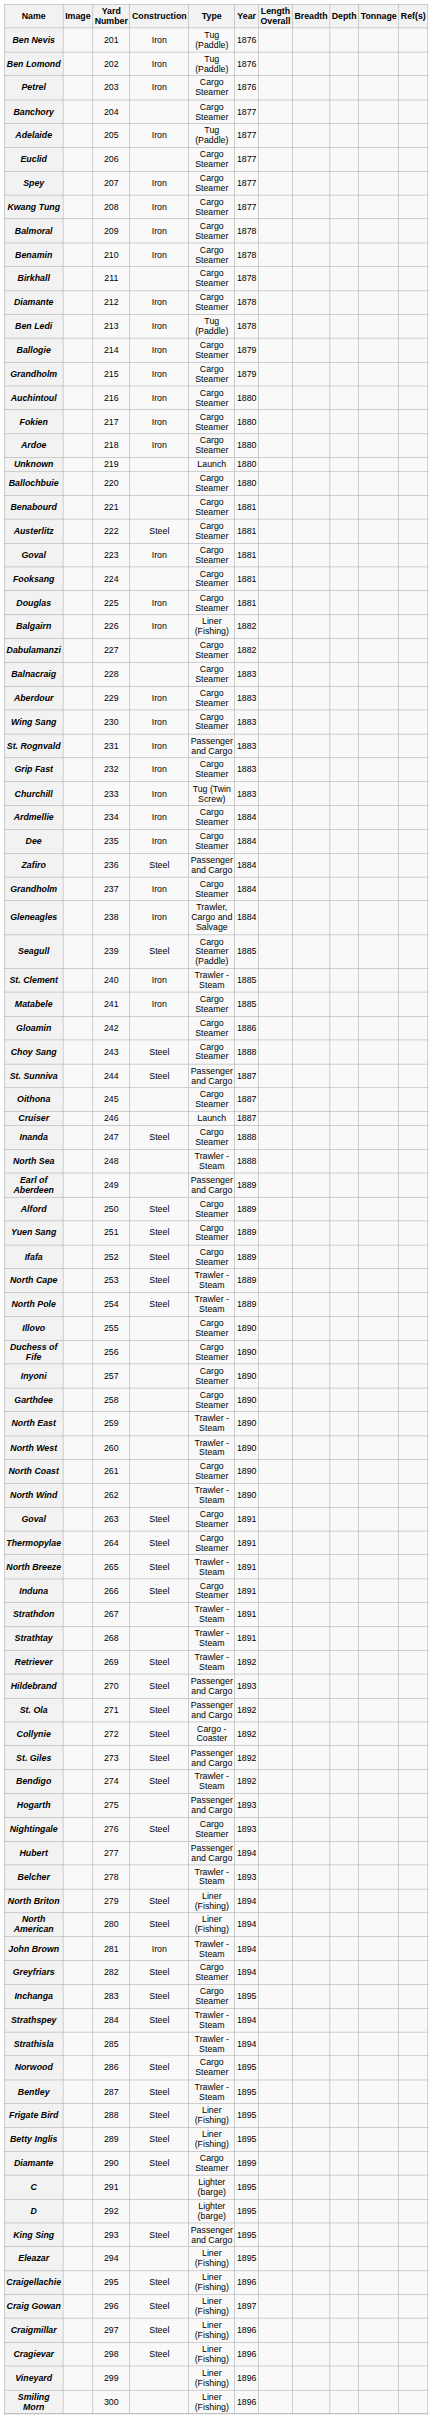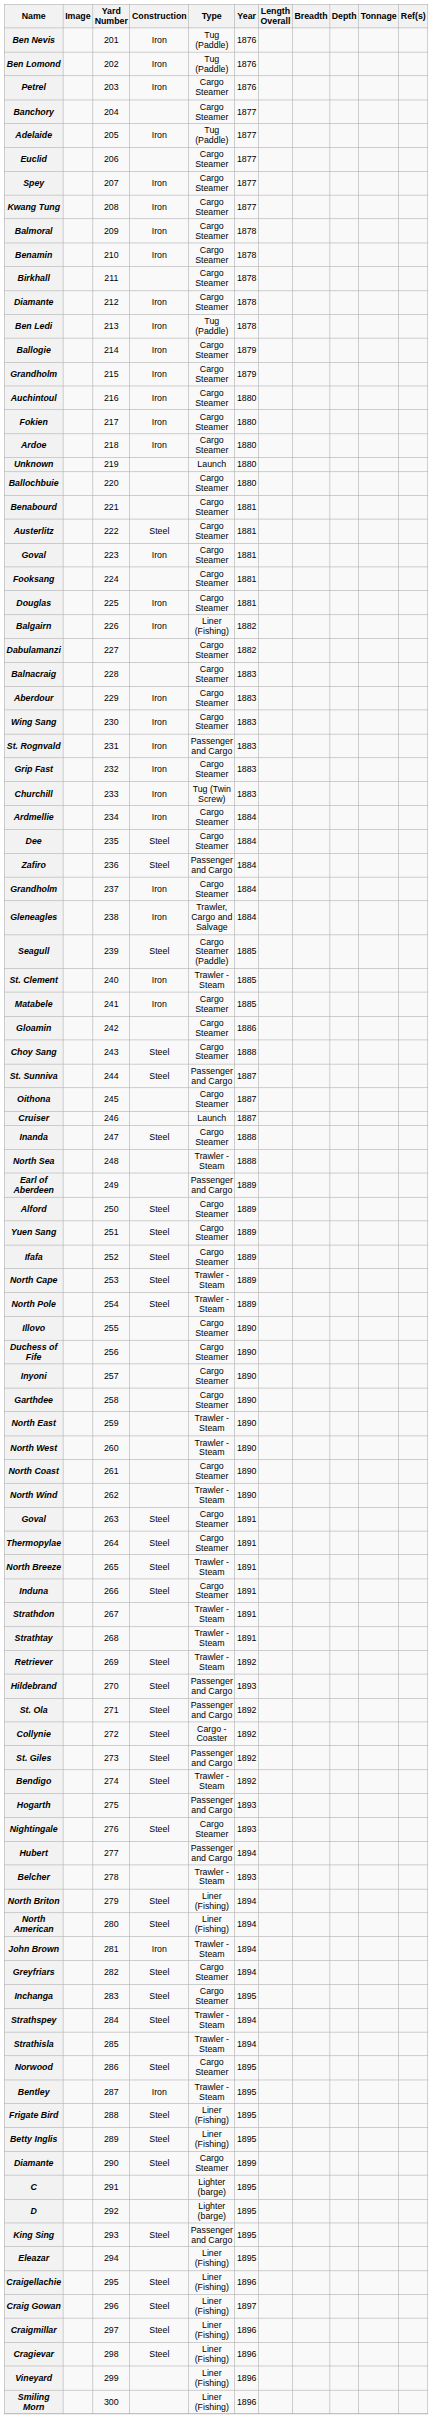(159, 841) Iron -> (159, 841) Steel
(159, 2091) Steel -> (159, 2091) Iron
